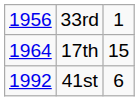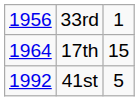(119, 80) 6 -> (119, 80) 5
